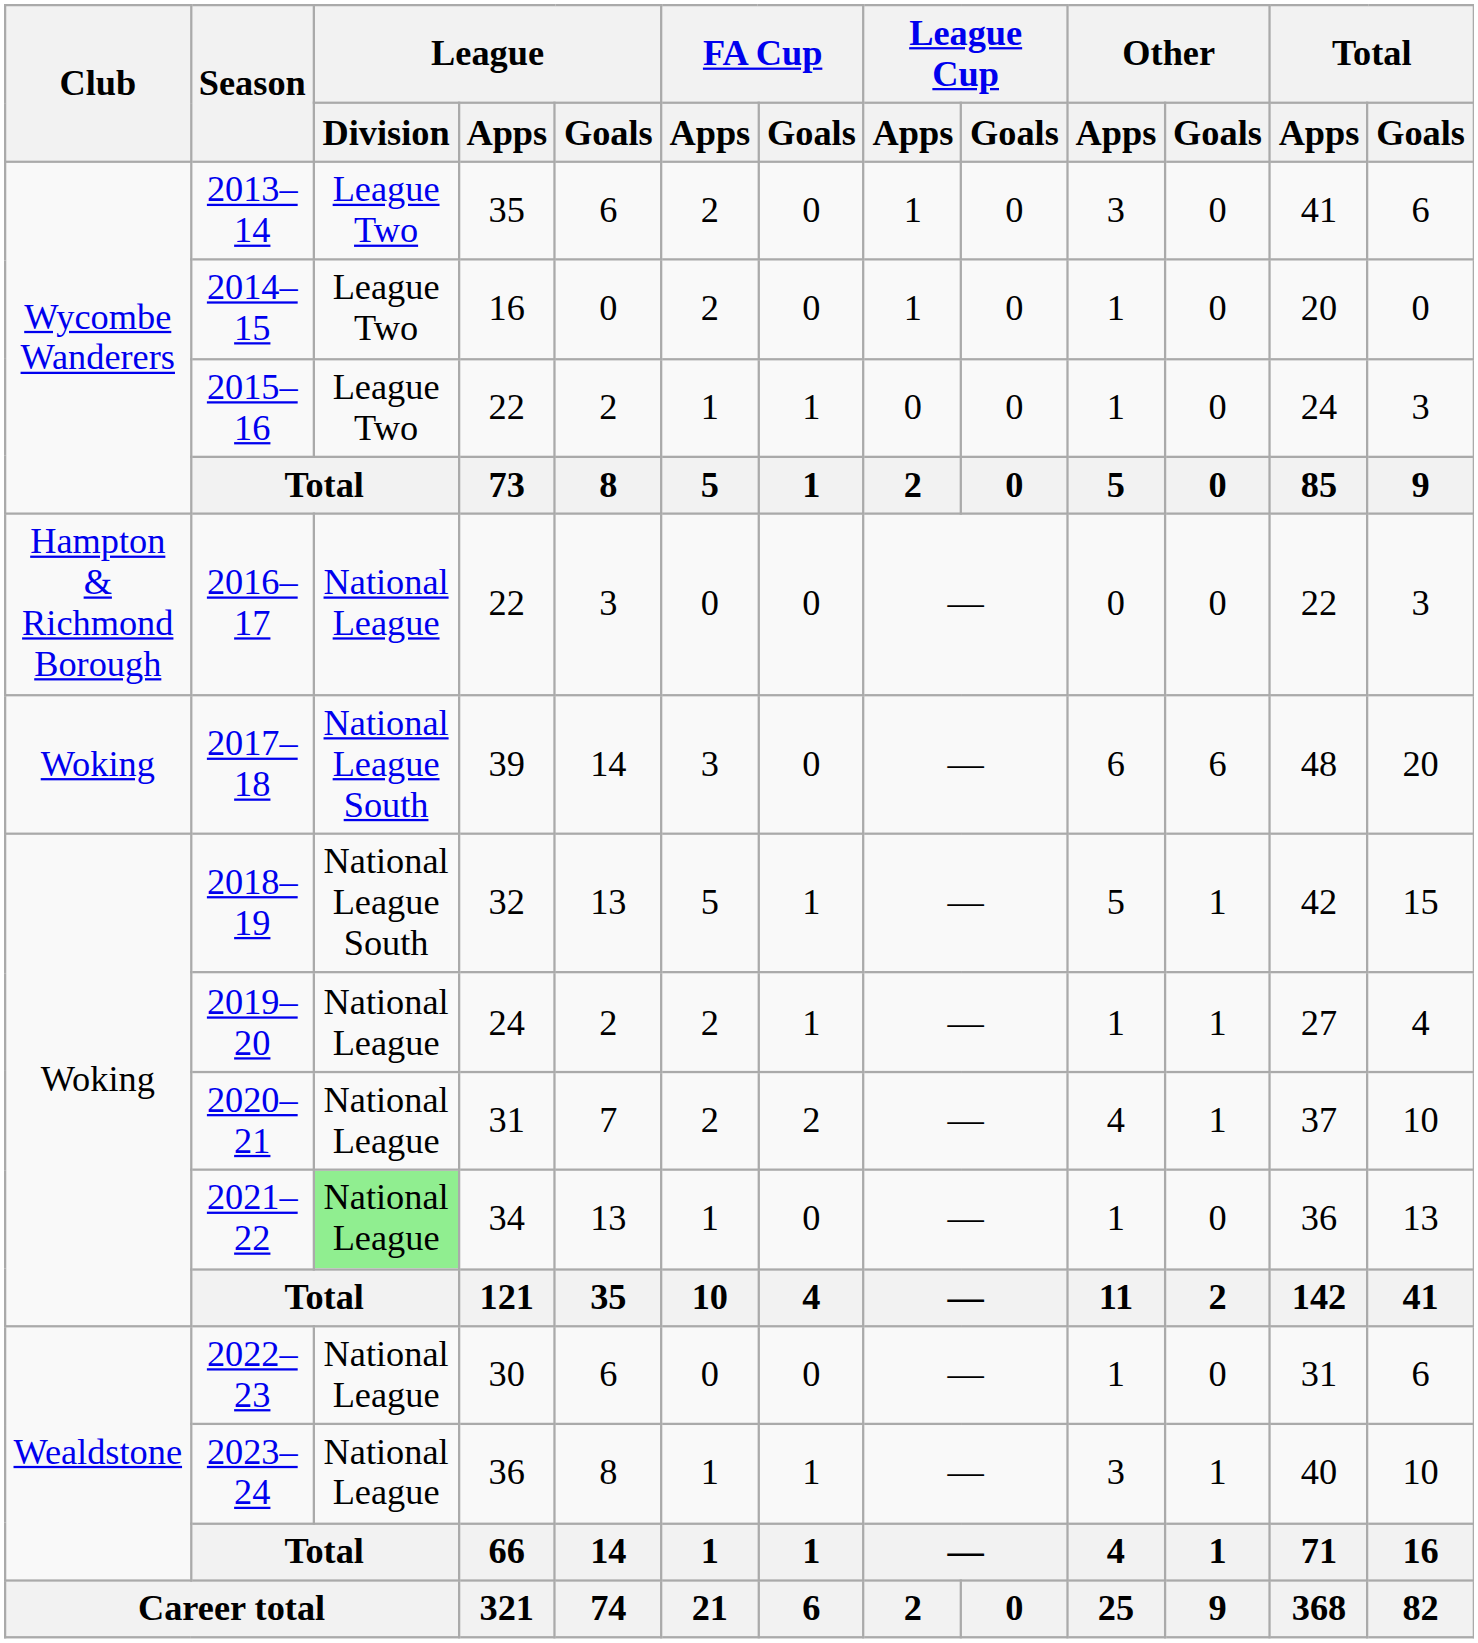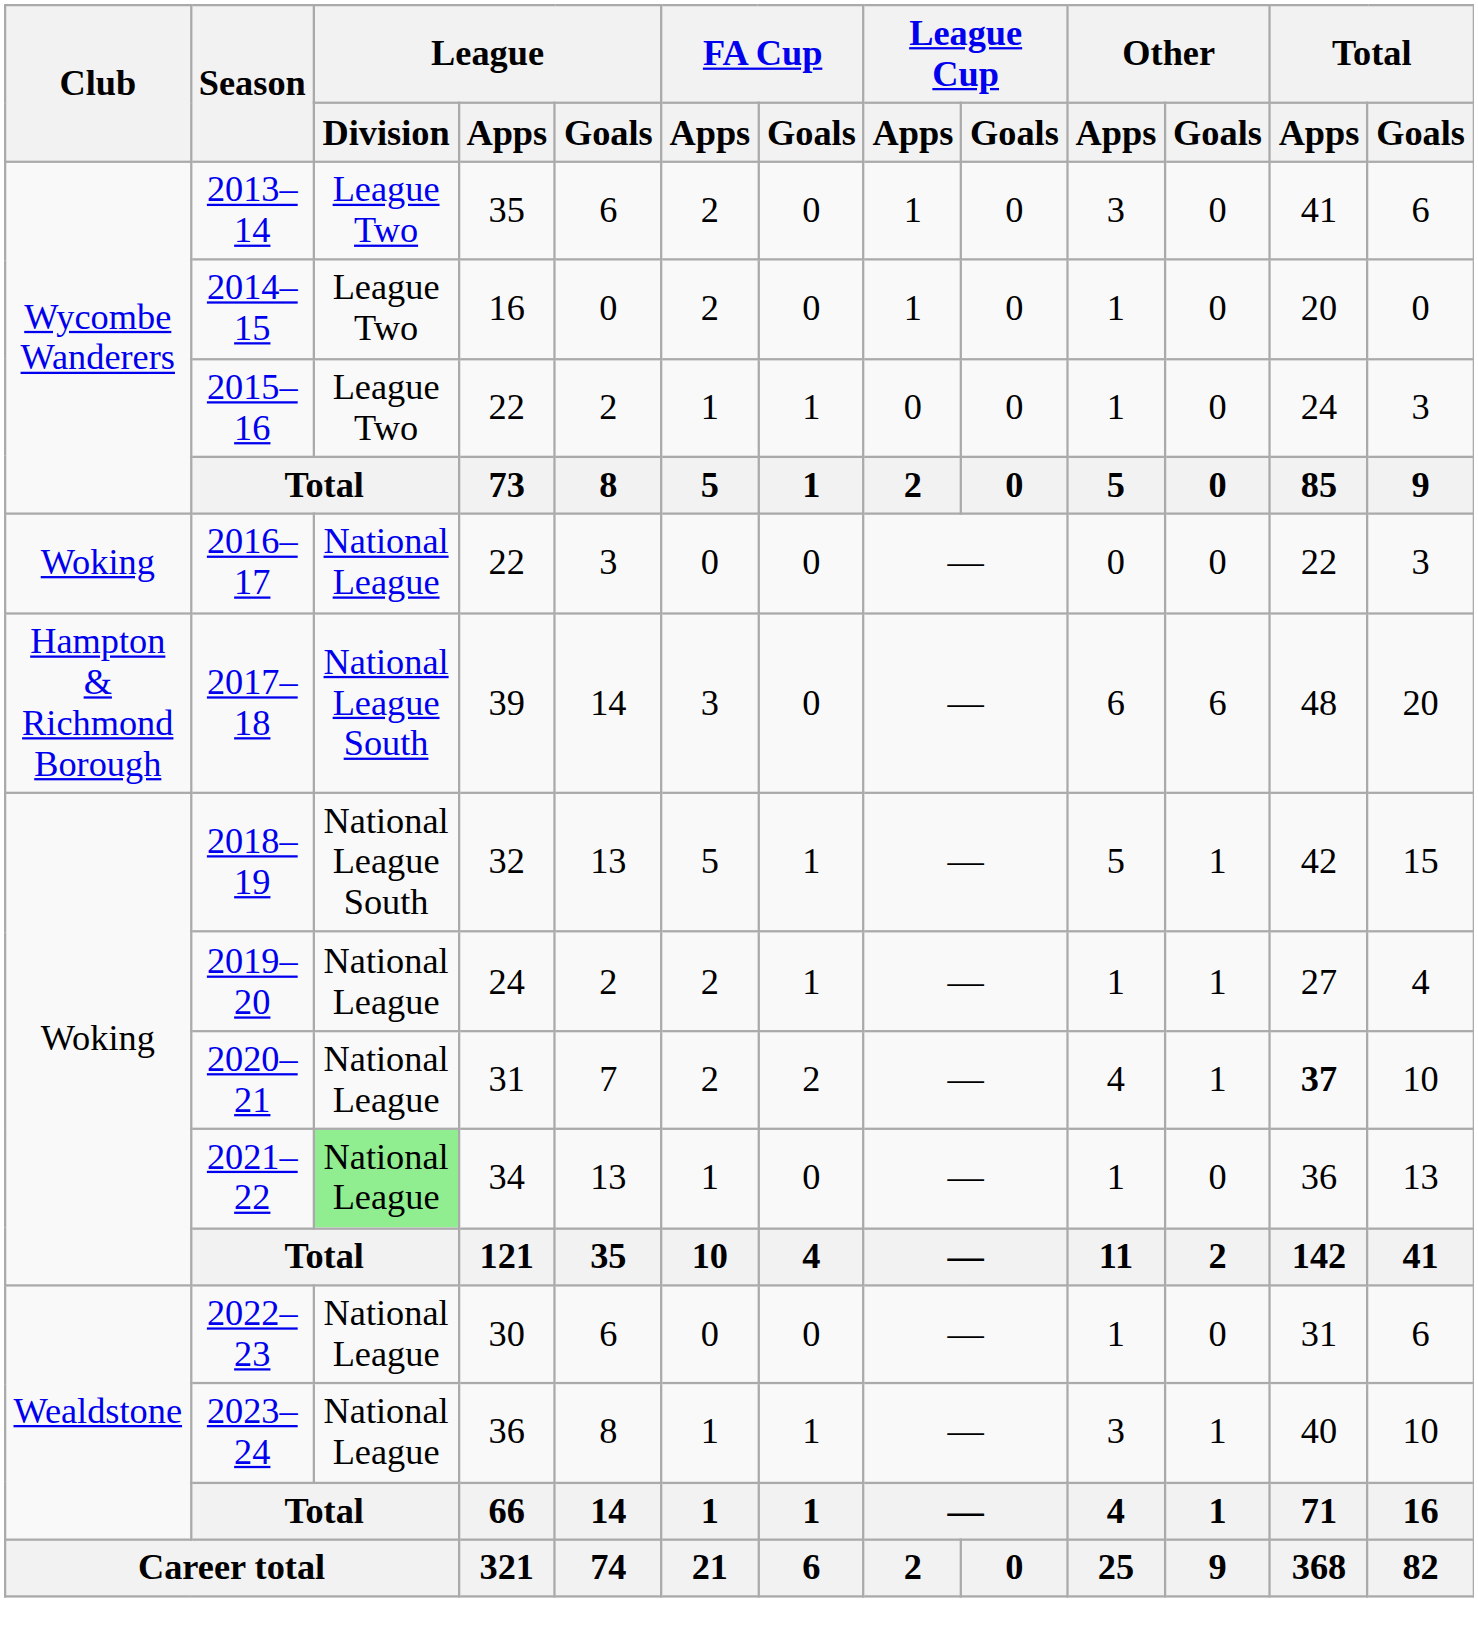(98, 603) Hampton & Richmond Borough -> (98, 562) Woking
(98, 763) Woking -> (98, 702) Hampton & Richmond Borough
(1319, 1120) normal -> (1319, 1079) bold
